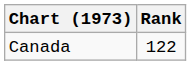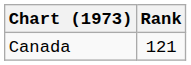(161, 47) 122 -> (161, 47) 121
